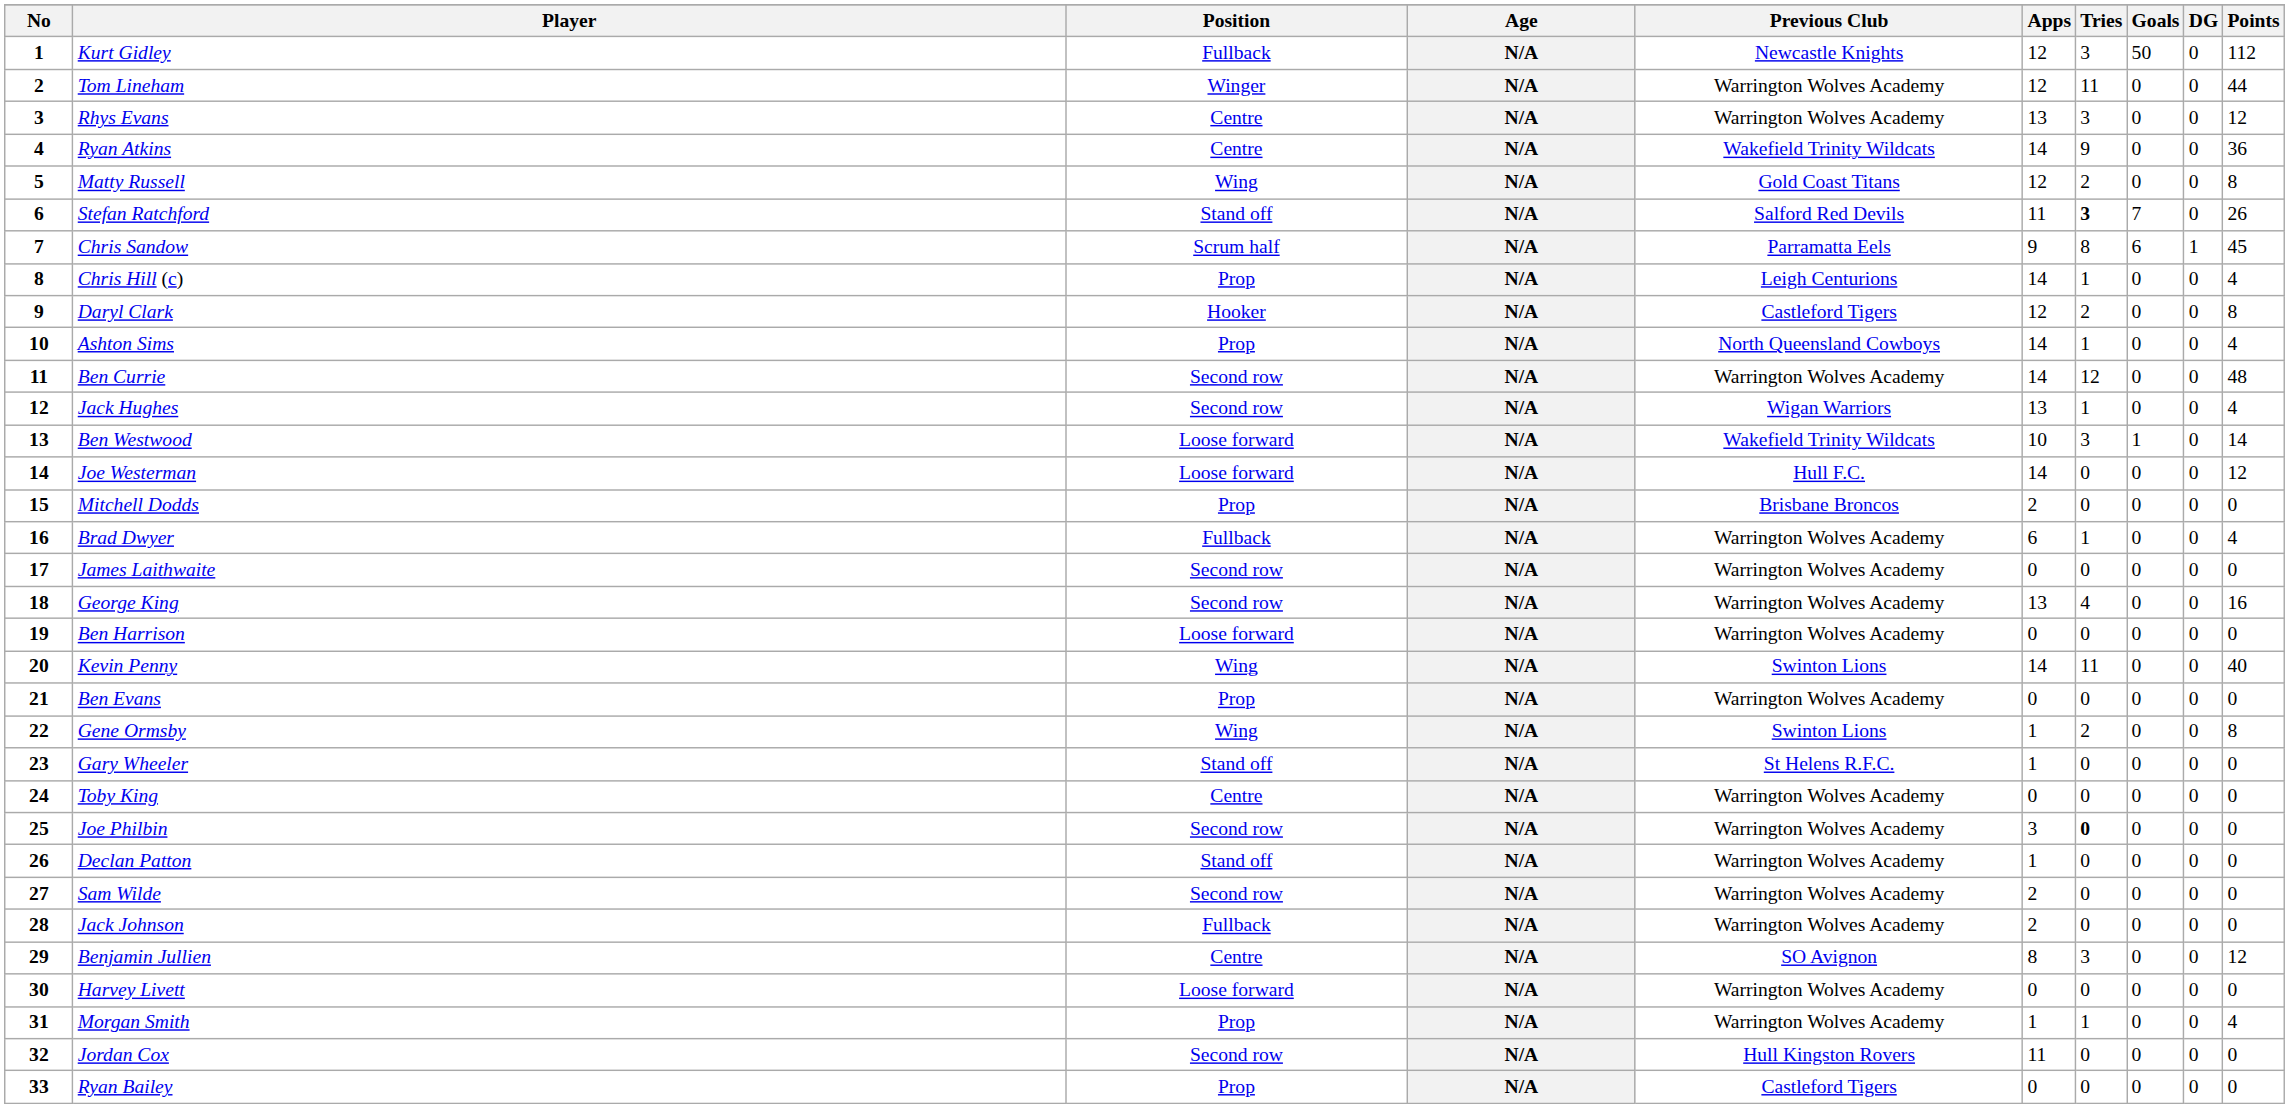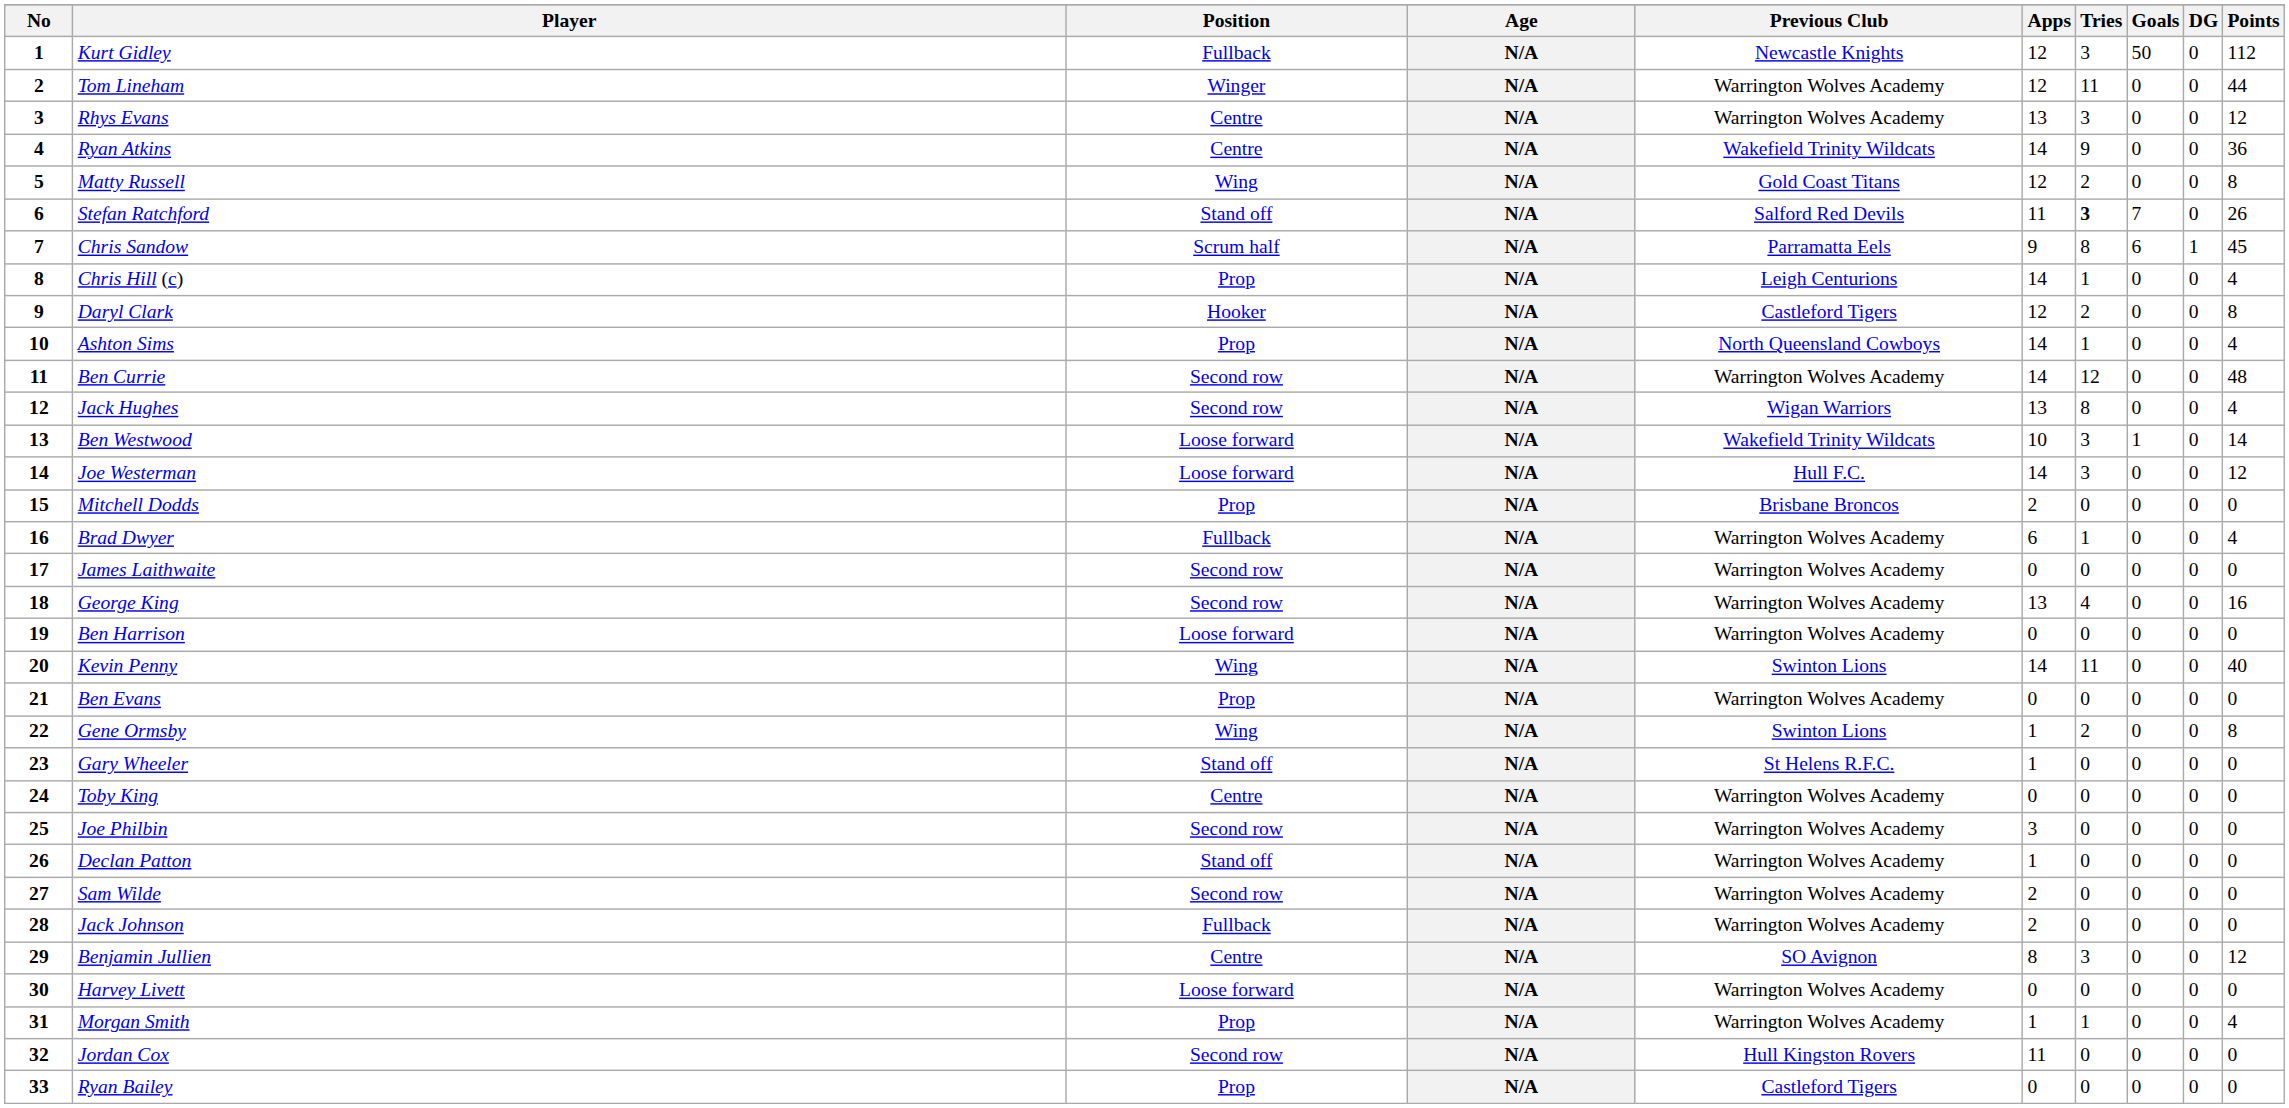(2085, 407) 1 -> (2085, 407) 8
(2085, 472) 0 -> (2085, 472) 3
(2085, 827) bold -> (2085, 827) normal
